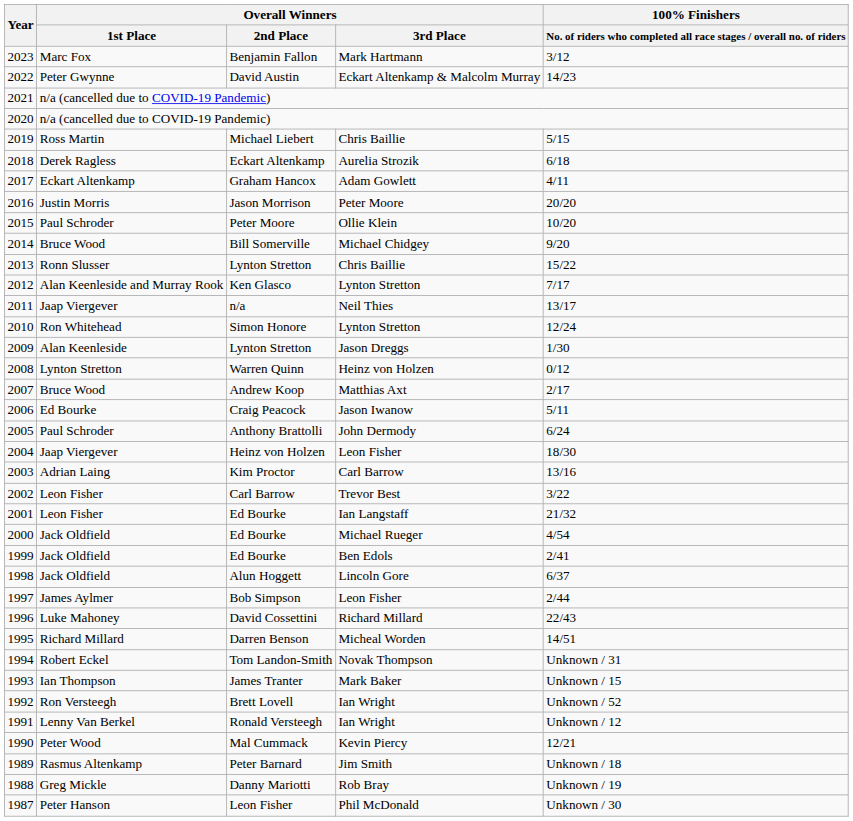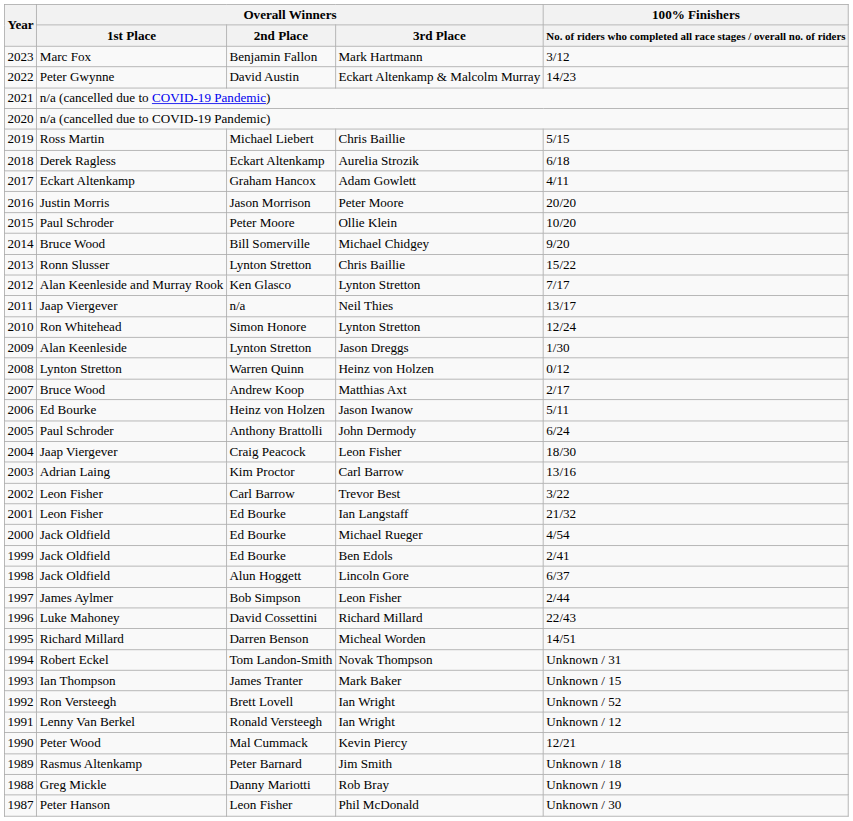(267, 410) Craig Peacock -> (277, 410) Heinz von Holzen
(277, 451) Heinz von Holzen -> (267, 451) Craig Peacock
